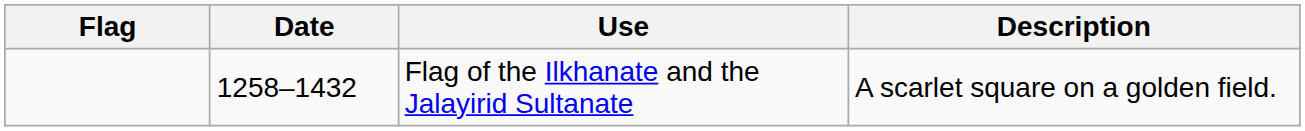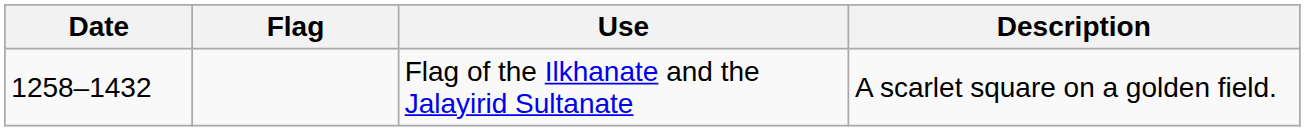columns swapped: (108, 26) <-> (304, 26)
